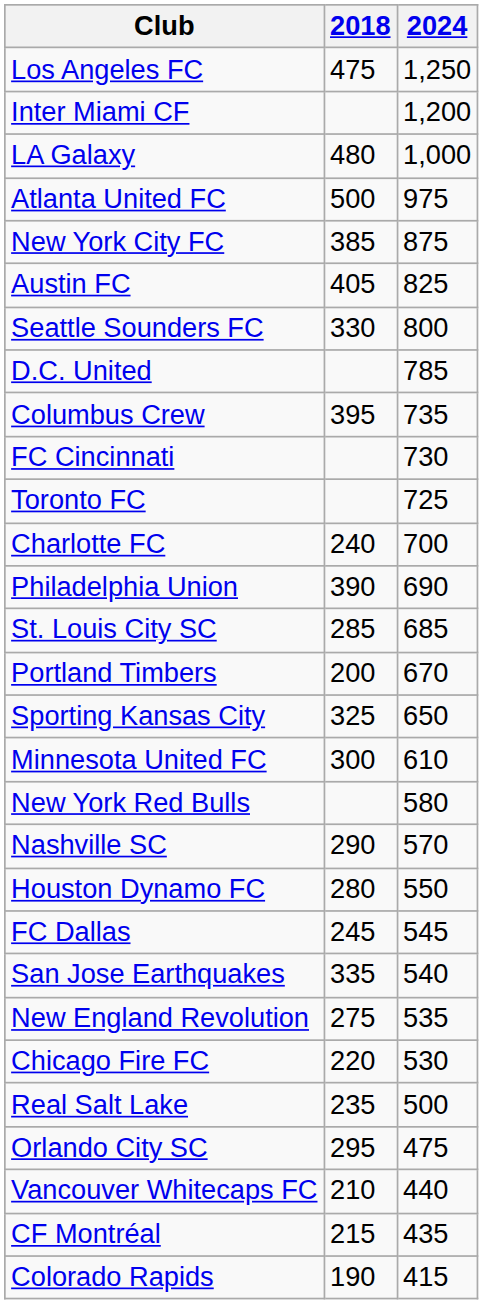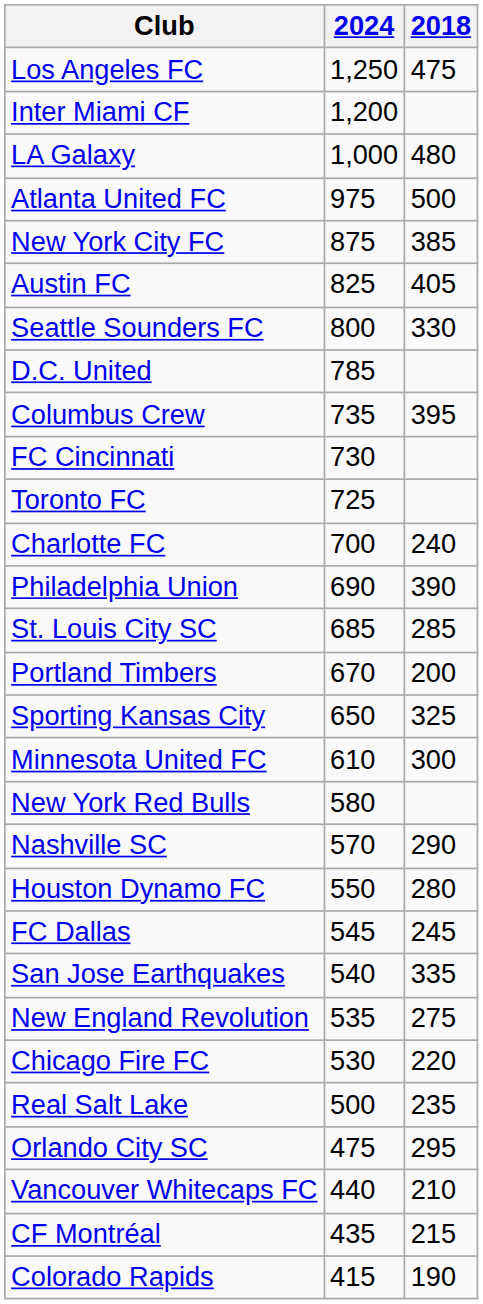columns swapped: (437, 26) <-> (360, 26)
